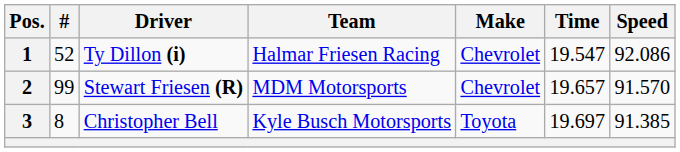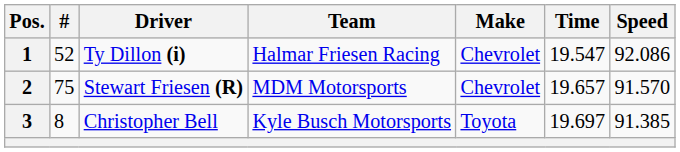(64, 88) 99 -> (64, 88) 75
